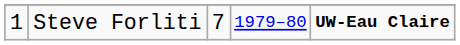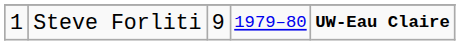(218, 22) 7 -> (218, 22) 9
